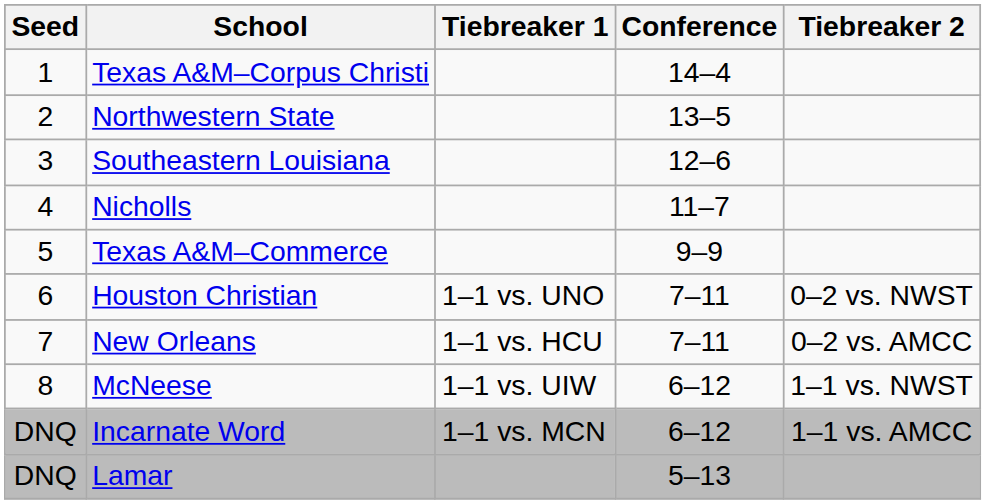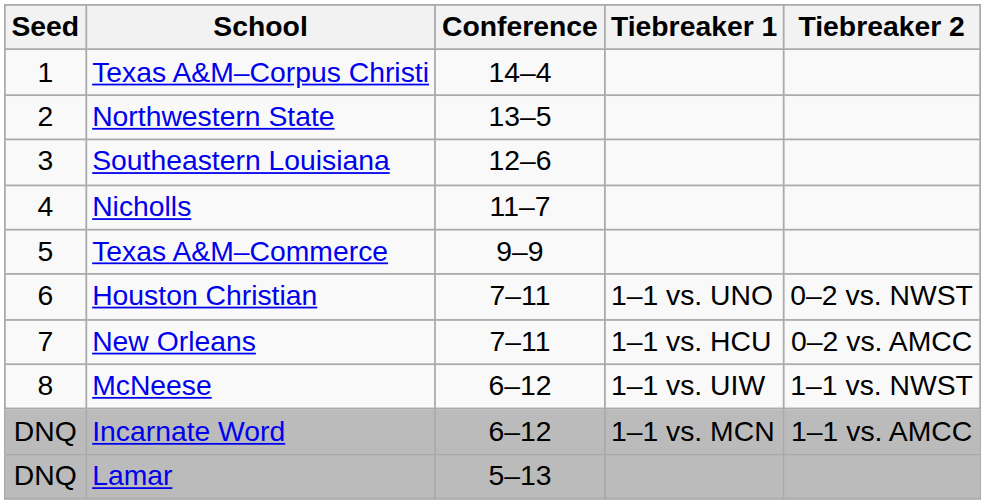columns swapped: (699, 26) <-> (525, 26)
